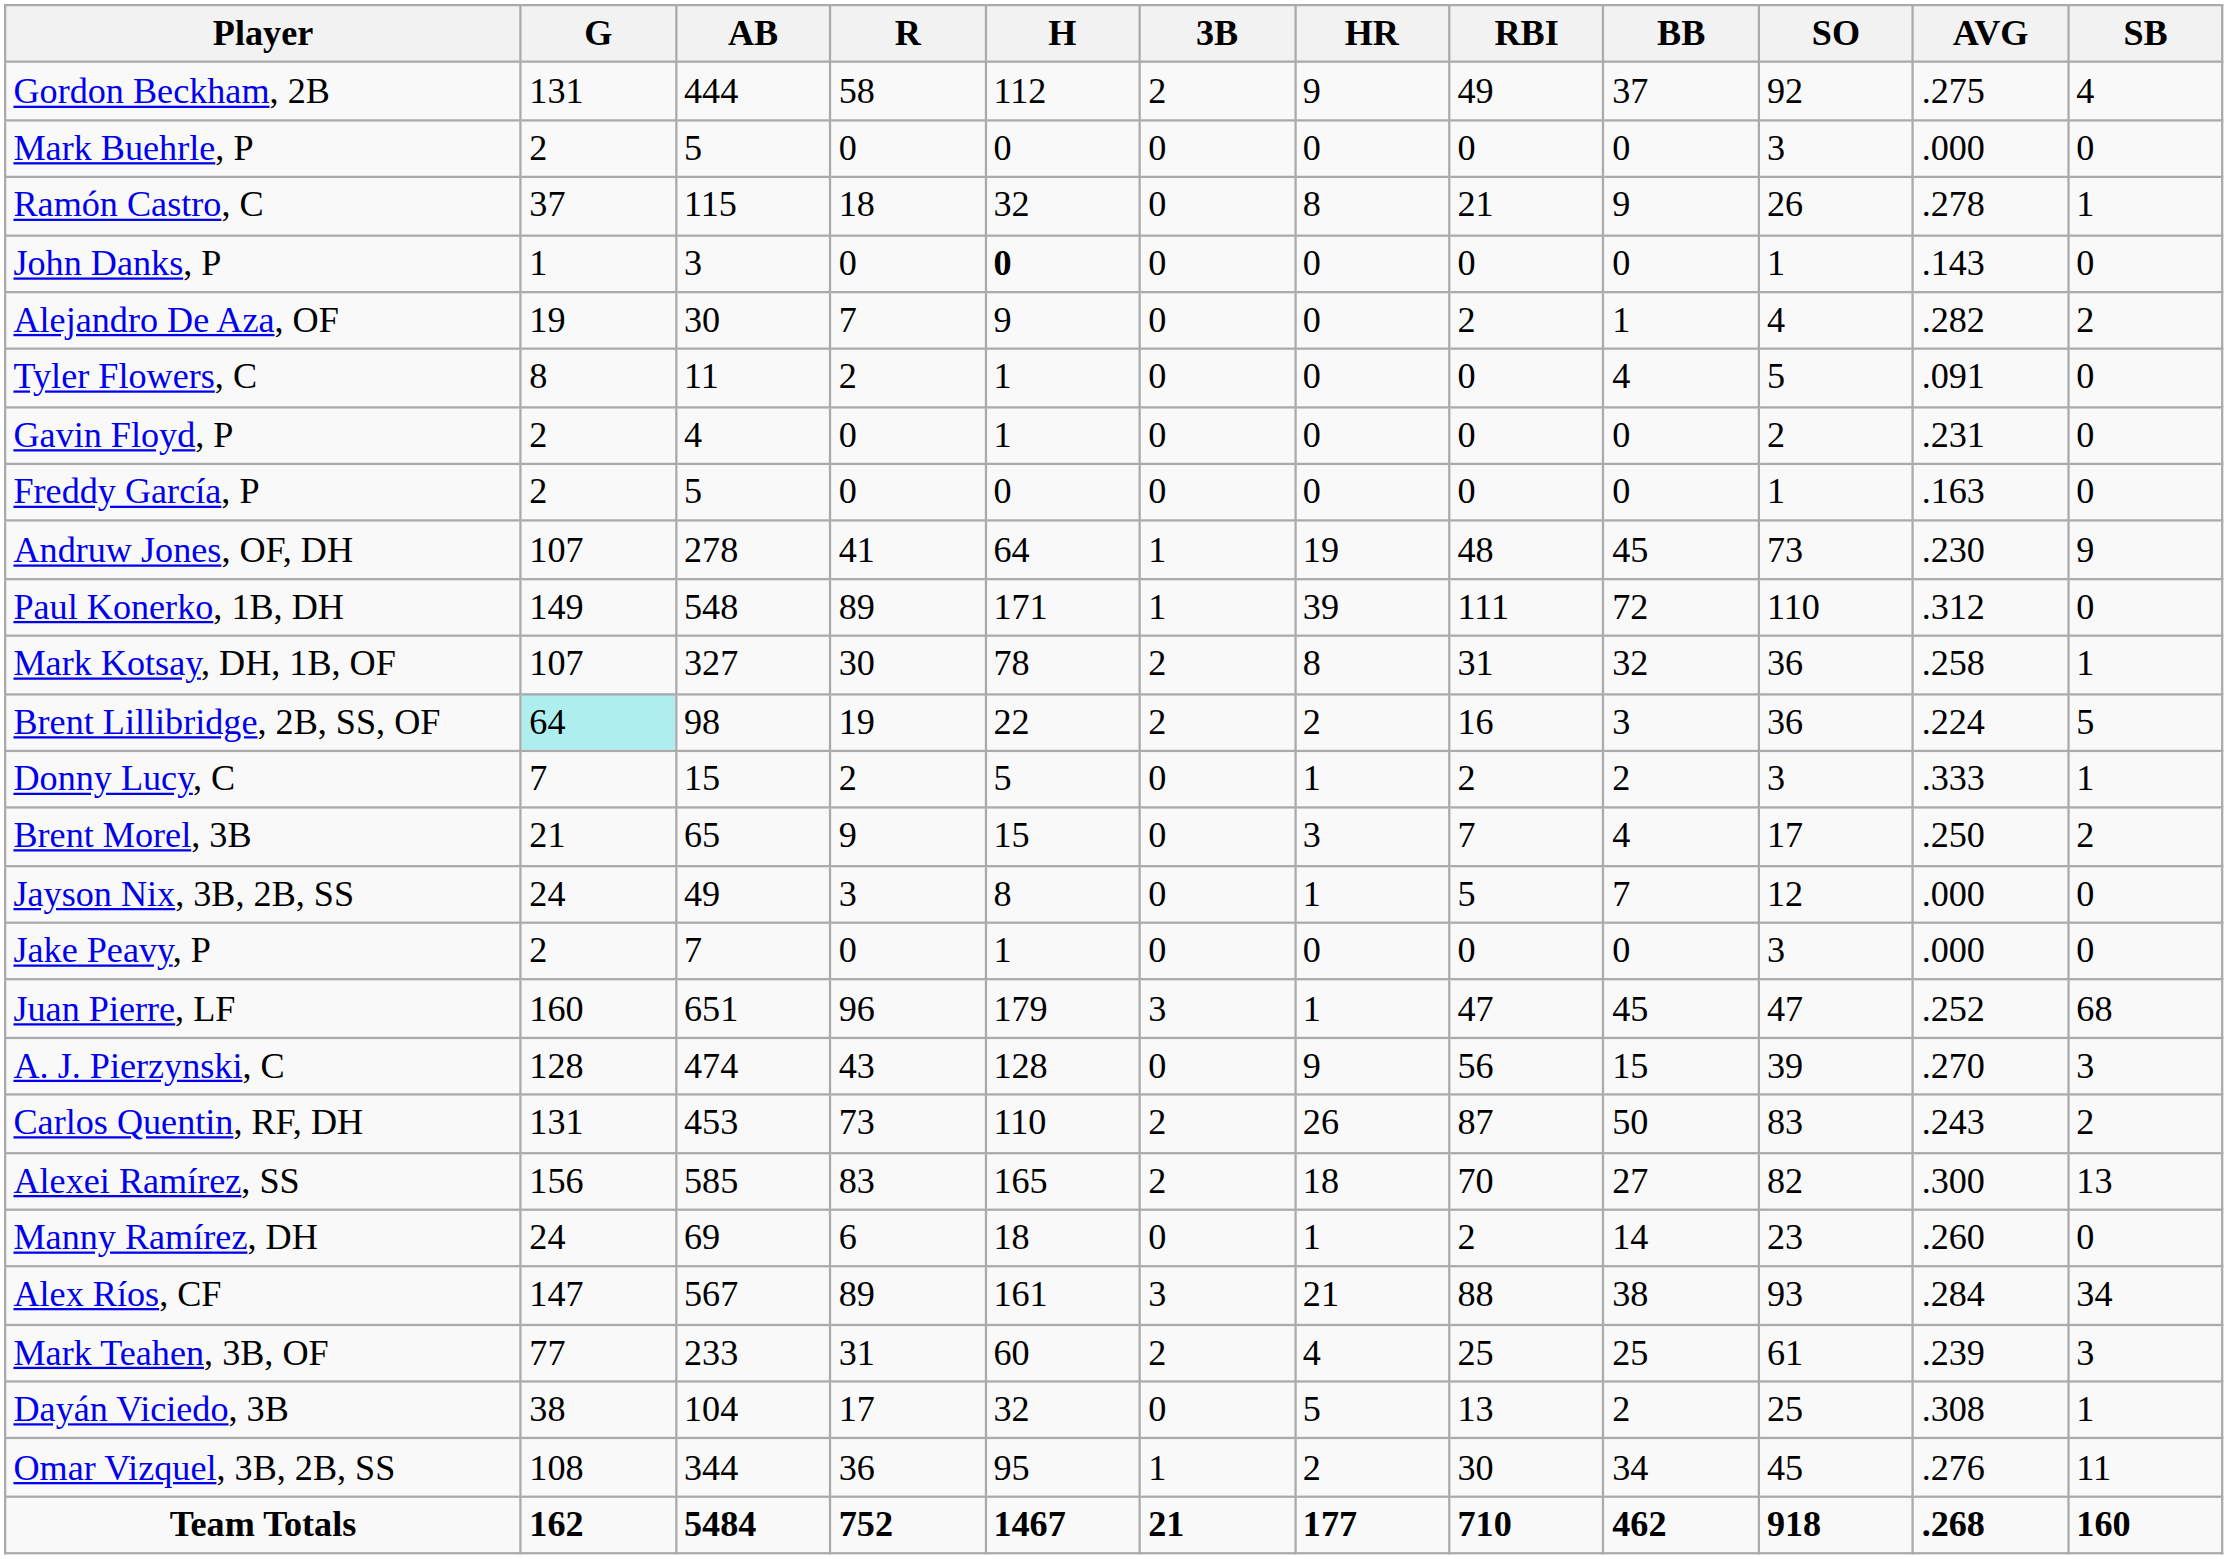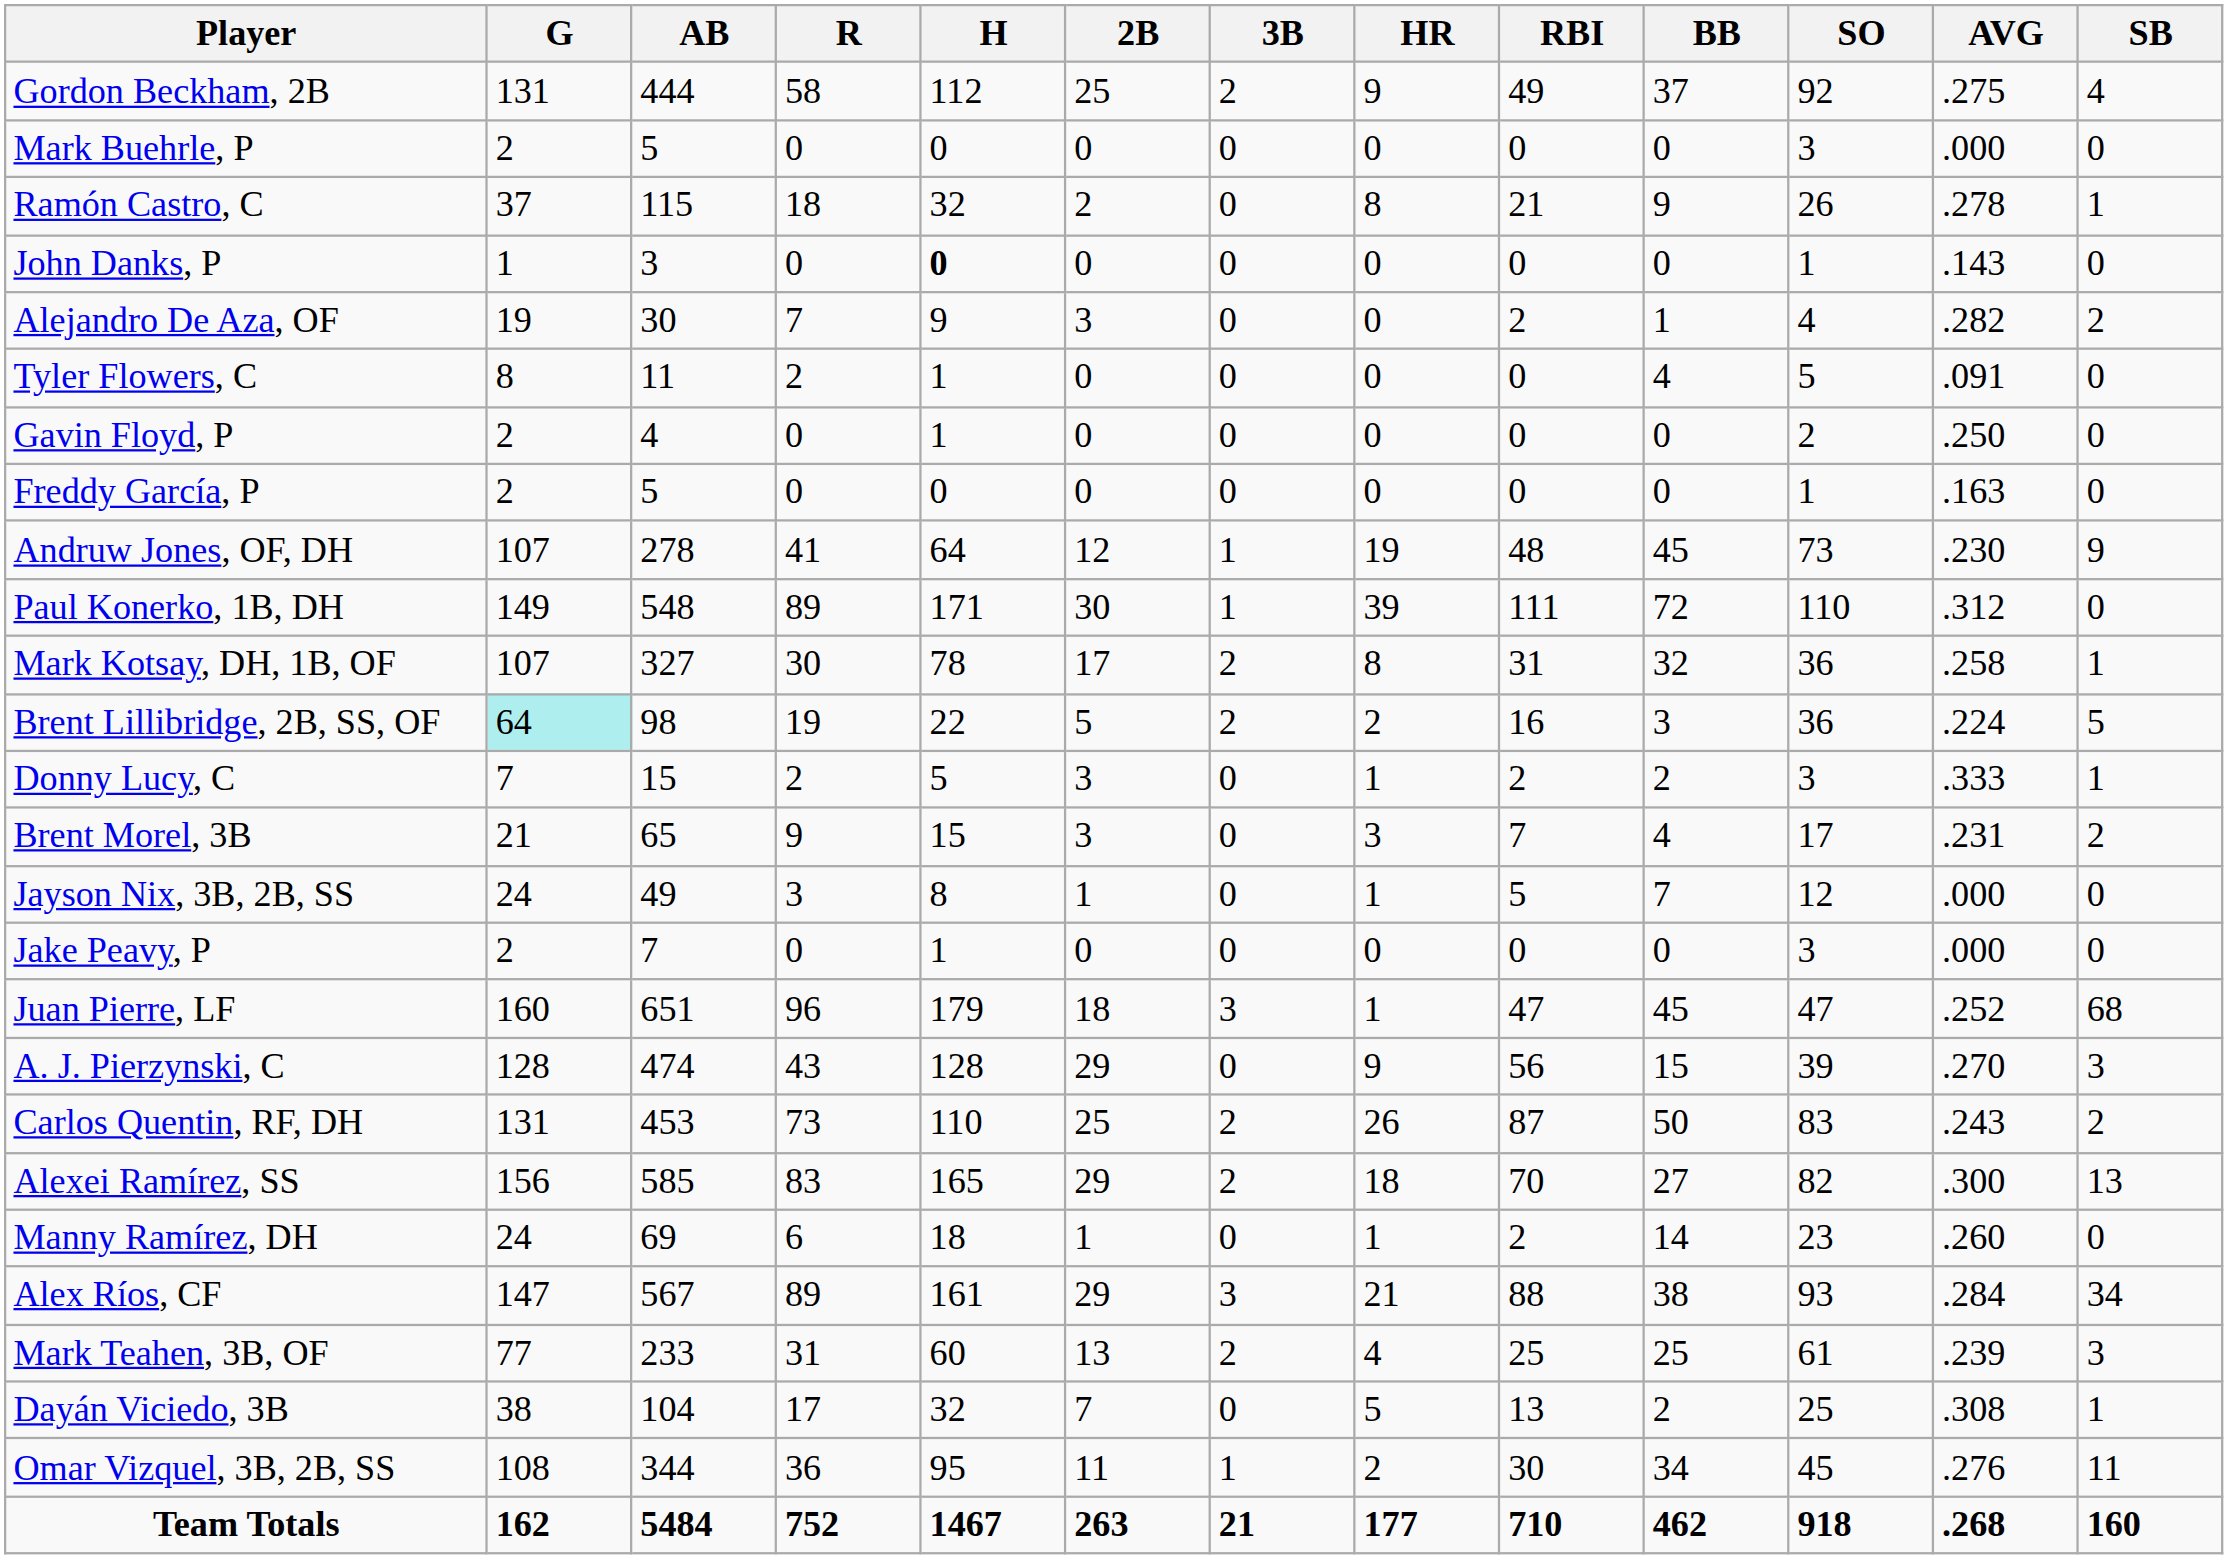+ column: (1138, 33)
(1953, 434) .231 -> (1974, 434) .250
(1953, 836) .250 -> (1974, 836) .231
